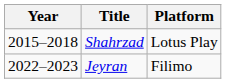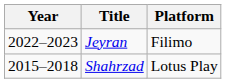rows swapped: (114, 41) <-> (106, 66)
